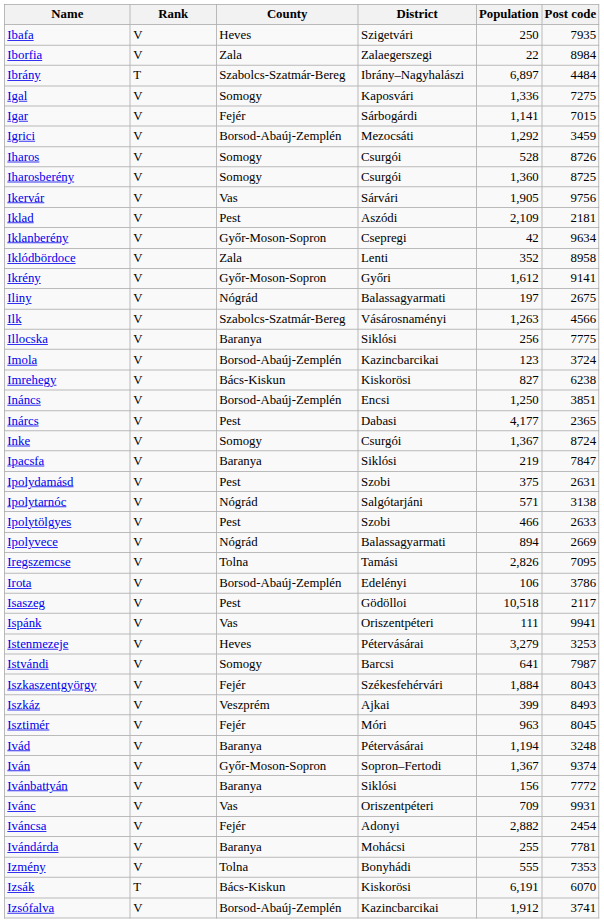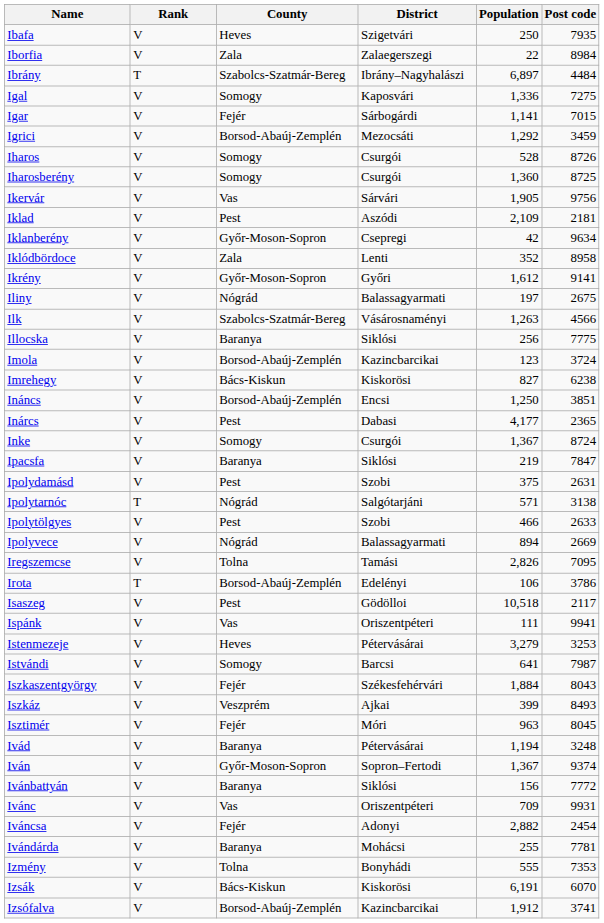(138, 501) V -> (137, 501) T
(138, 583) V -> (137, 583) T
(137, 887) T -> (138, 887) V
